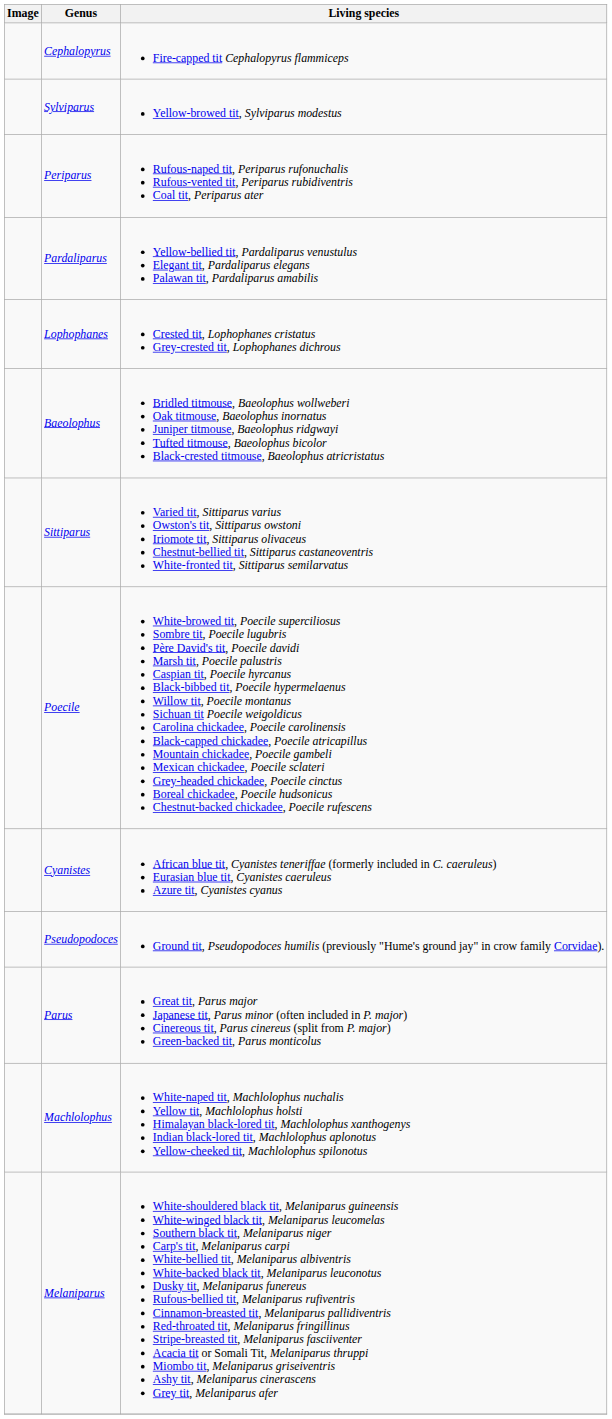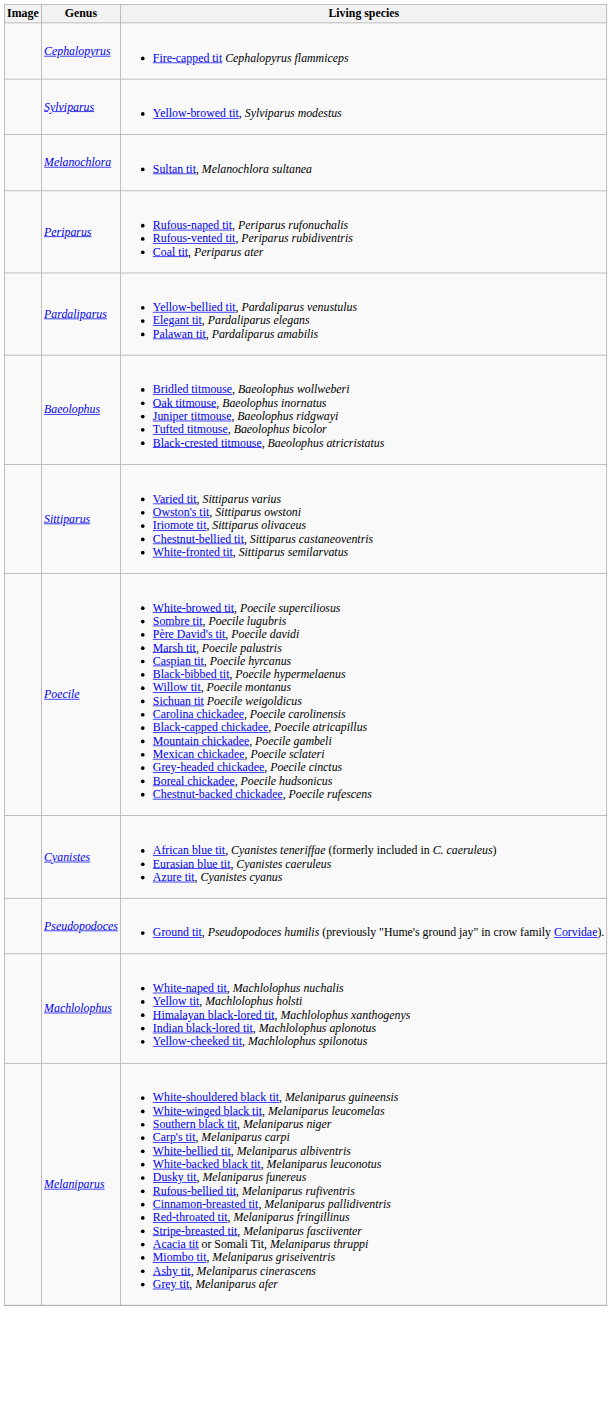+ row: (78, 162)
- row: (76, 334)
- row: (58, 1015)
